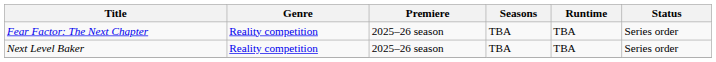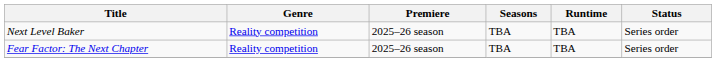rows swapped: (78, 31) <-> (45, 48)
